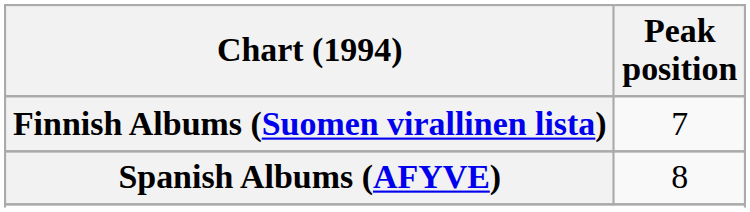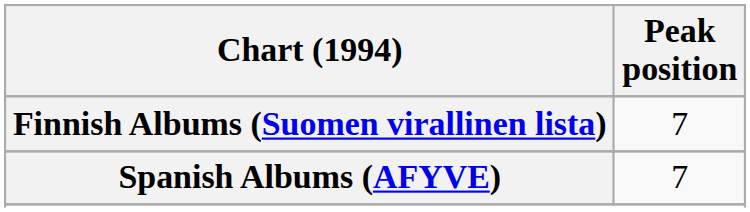(680, 177) 8 -> (680, 177) 7
